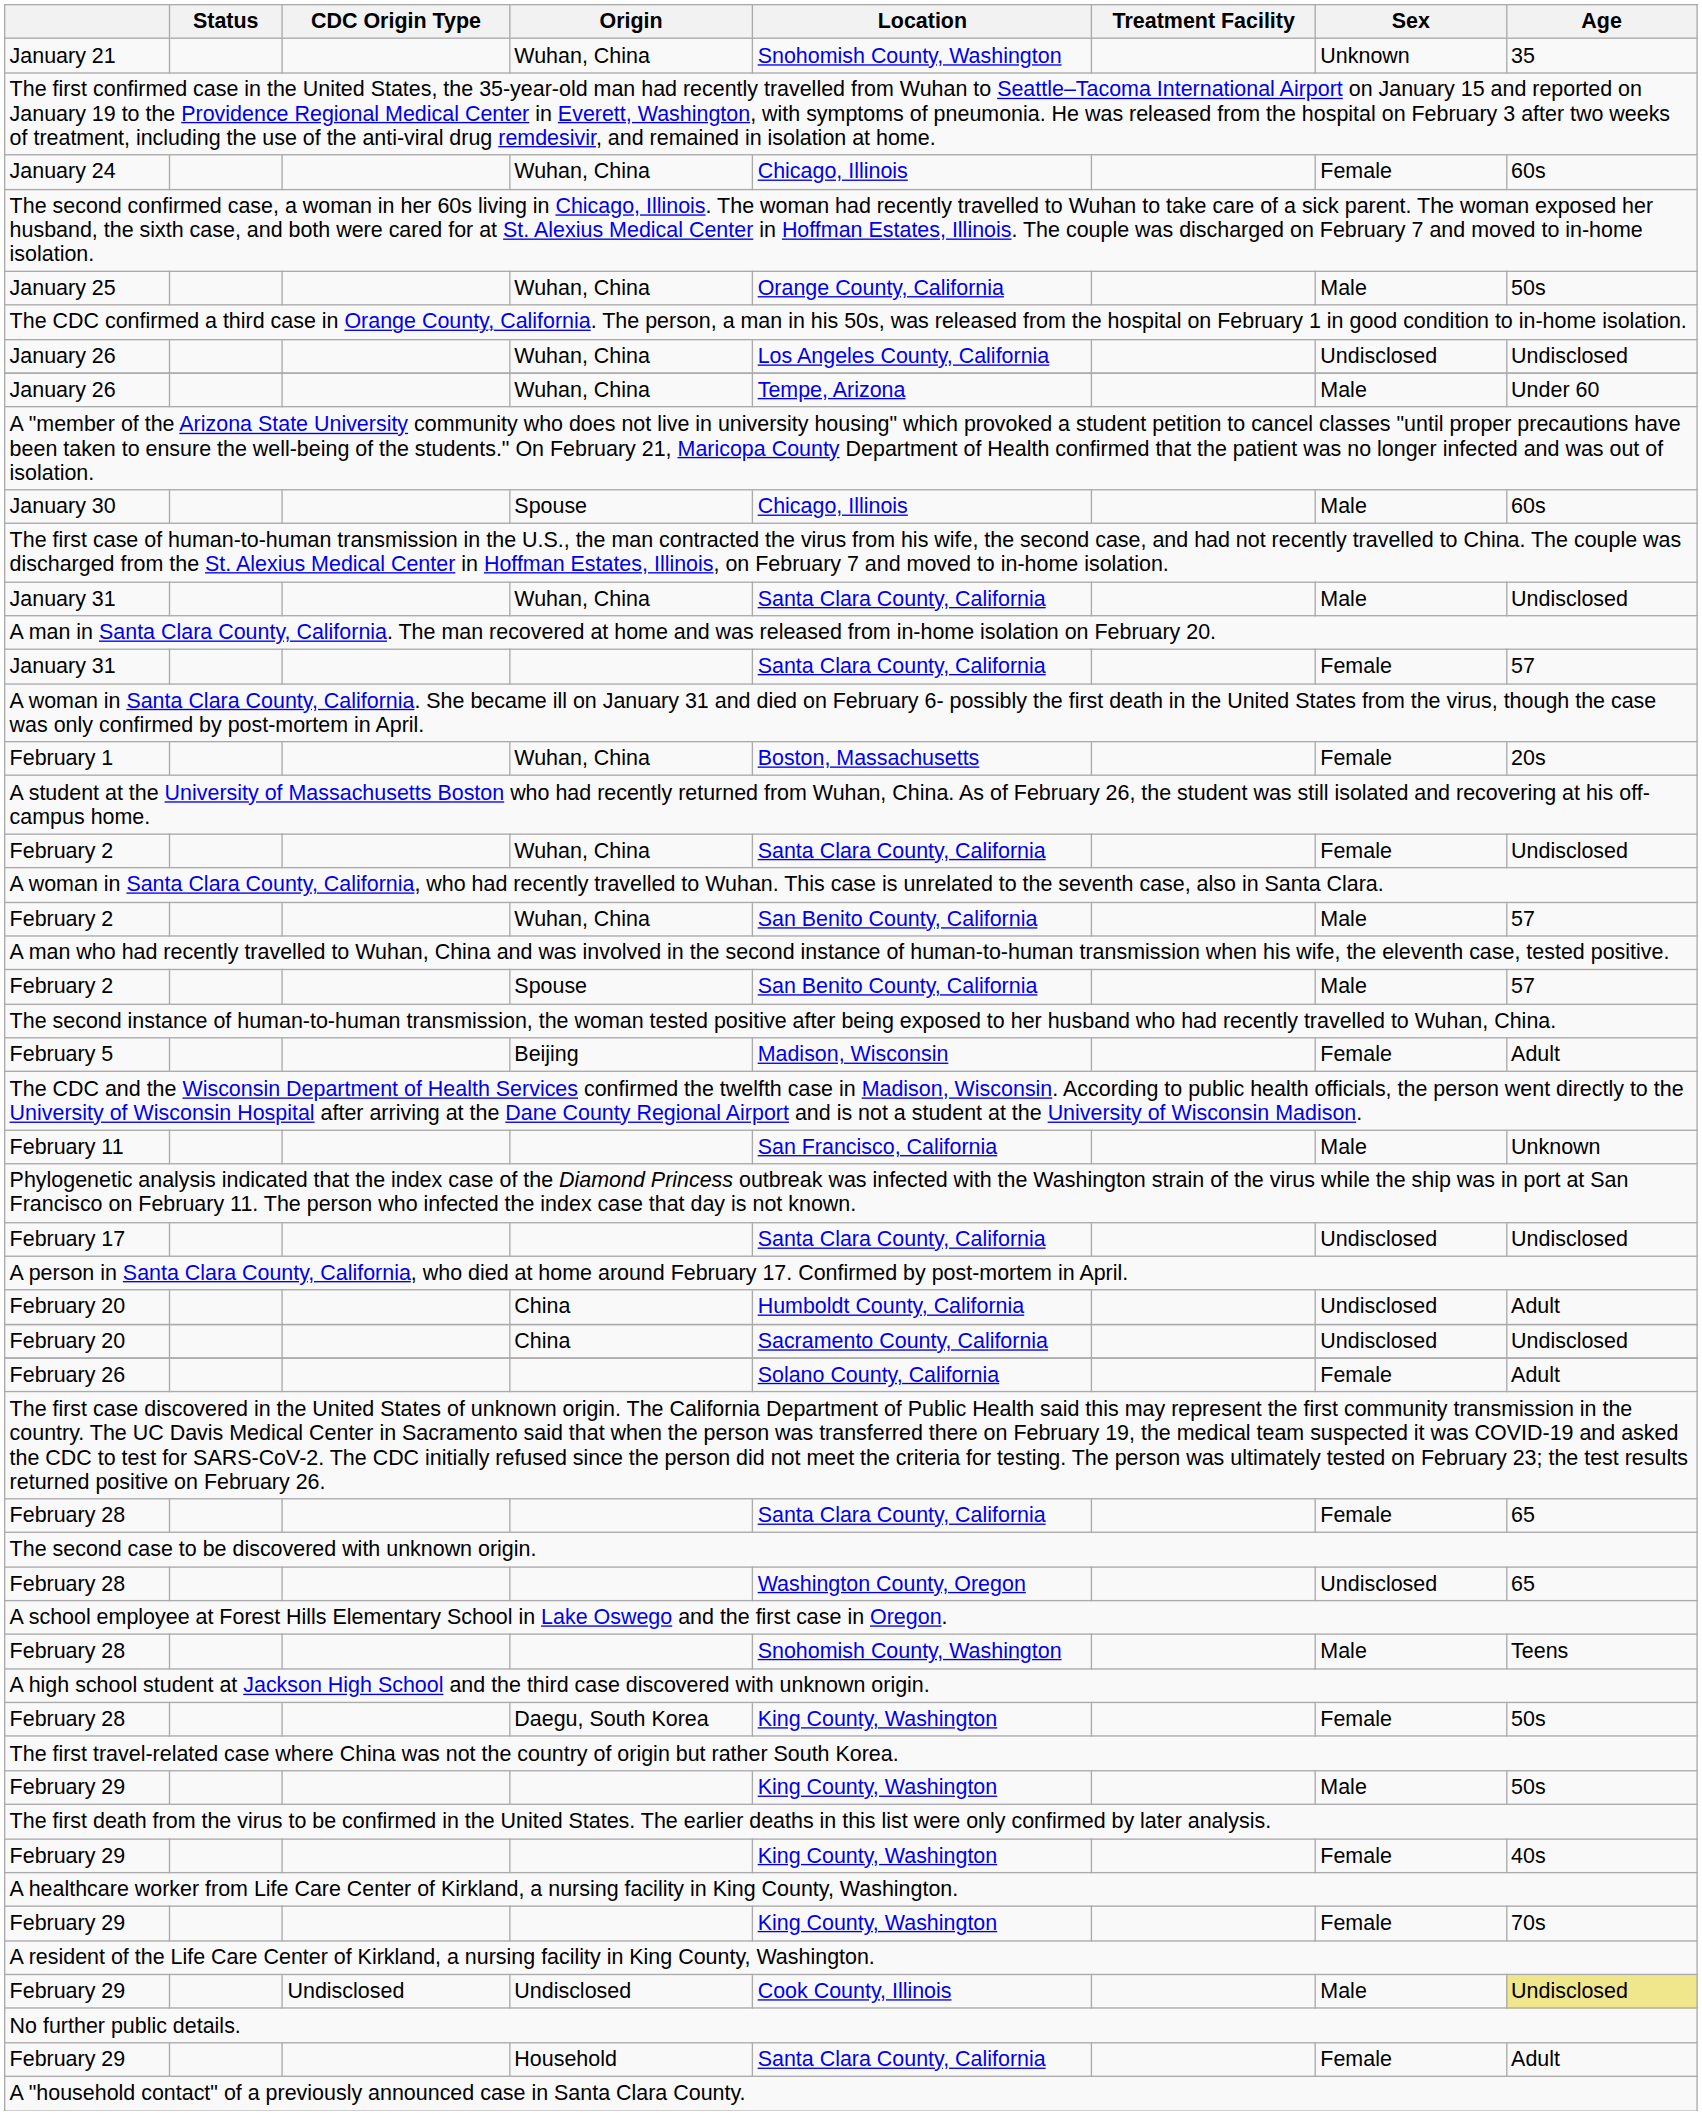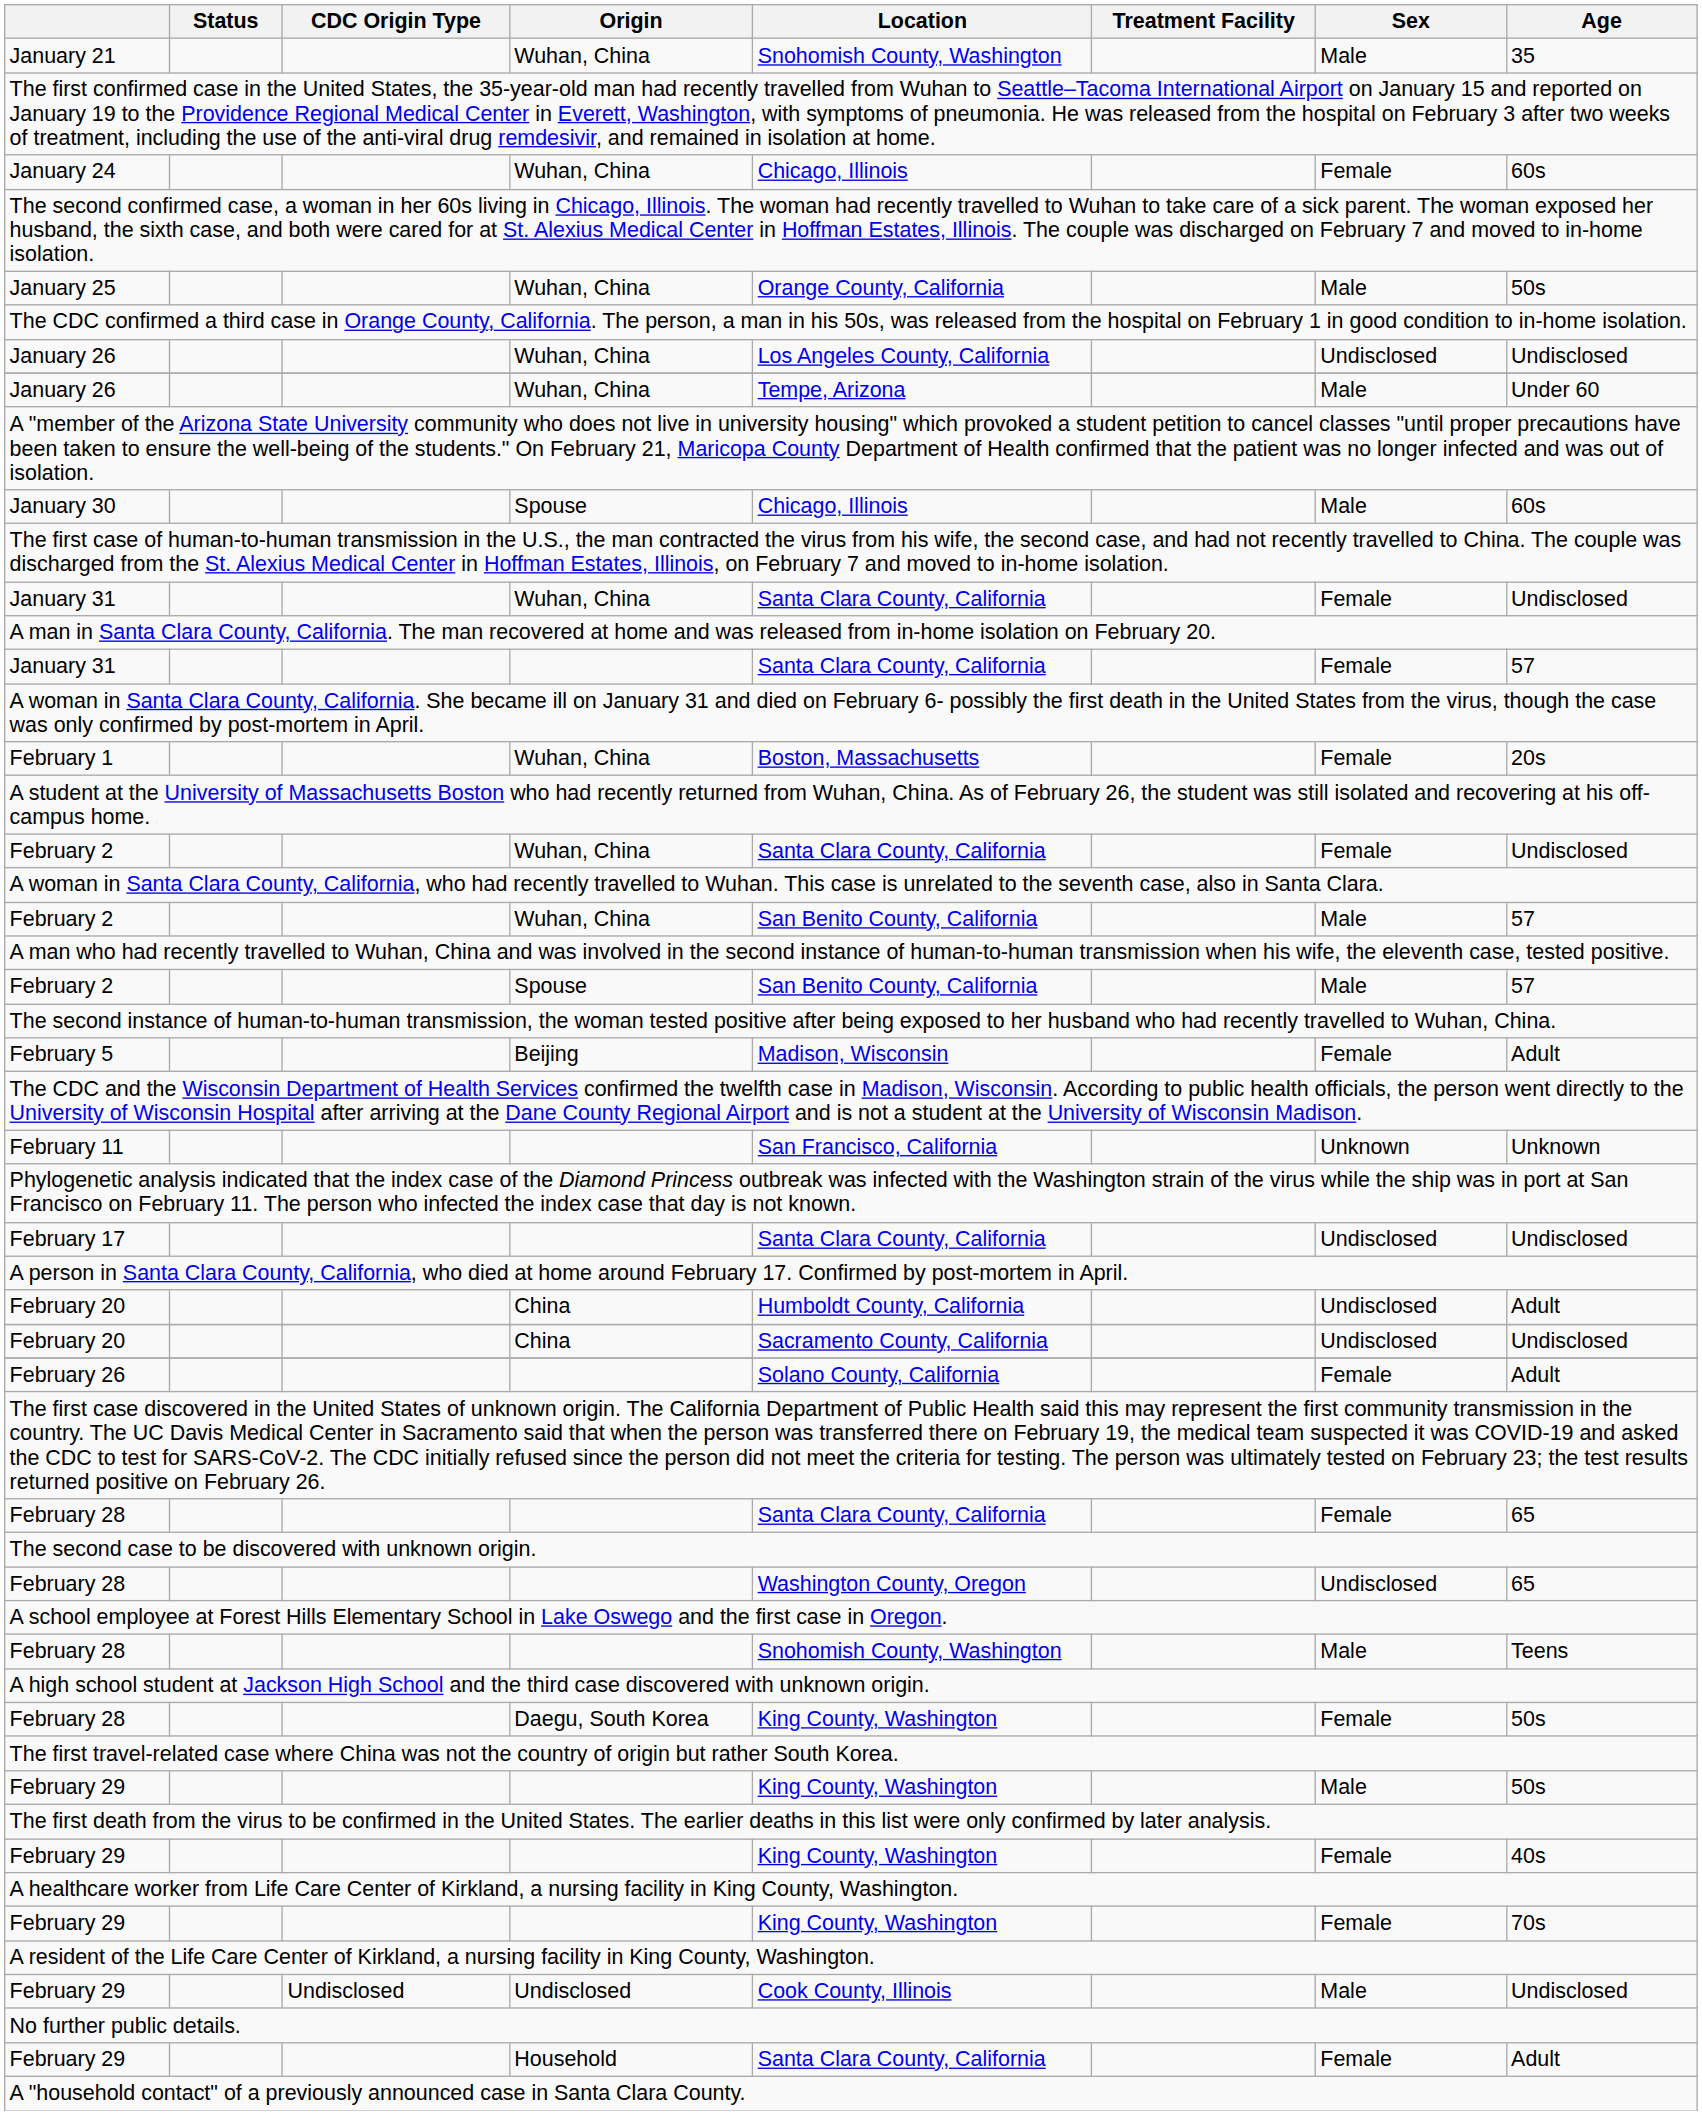(1365, 55) Unknown -> (1344, 55) Male
(1344, 598) Male -> (1356, 598) Female
(1344, 1146) Male -> (1365, 1146) Unknown
(1570, 1991) khaki background -> (1570, 1991) no background
